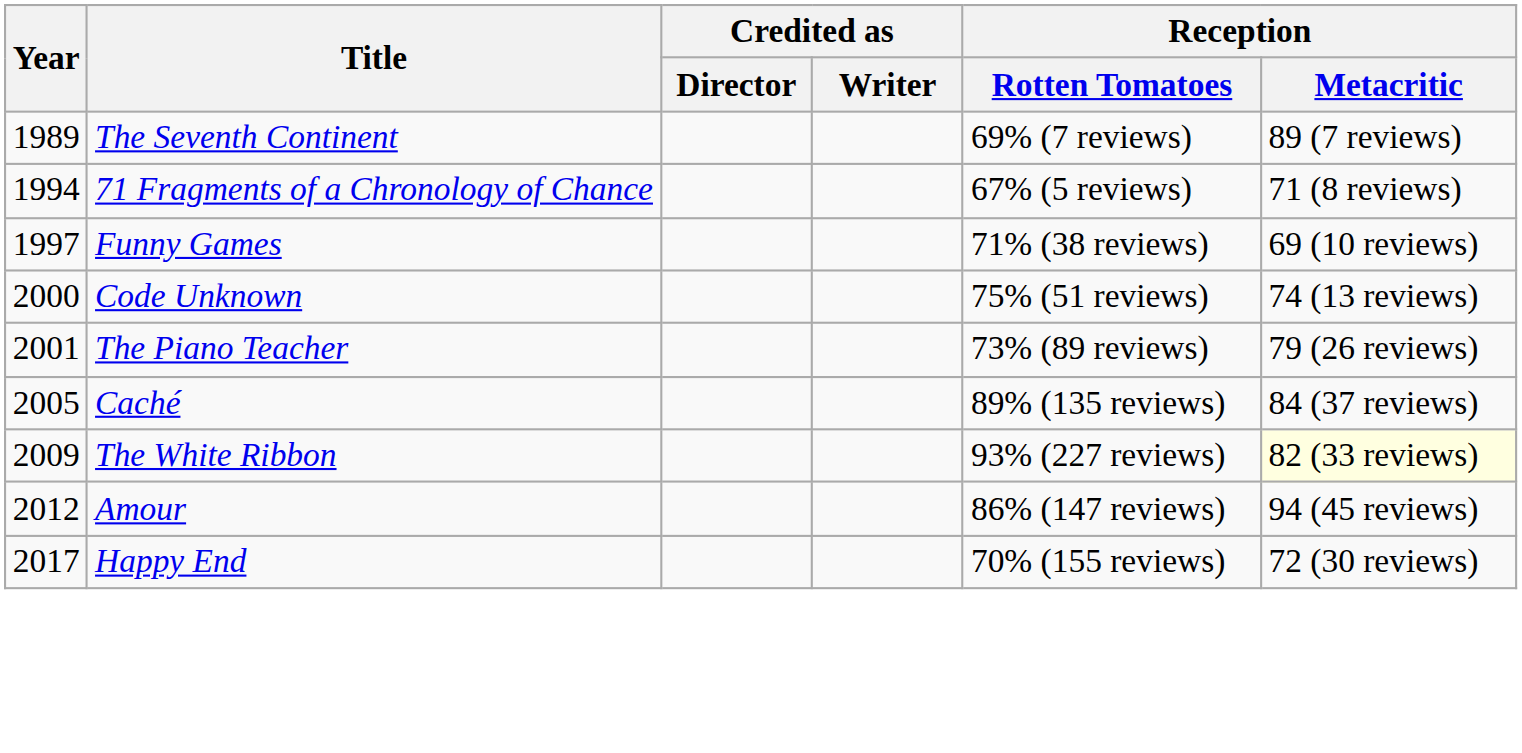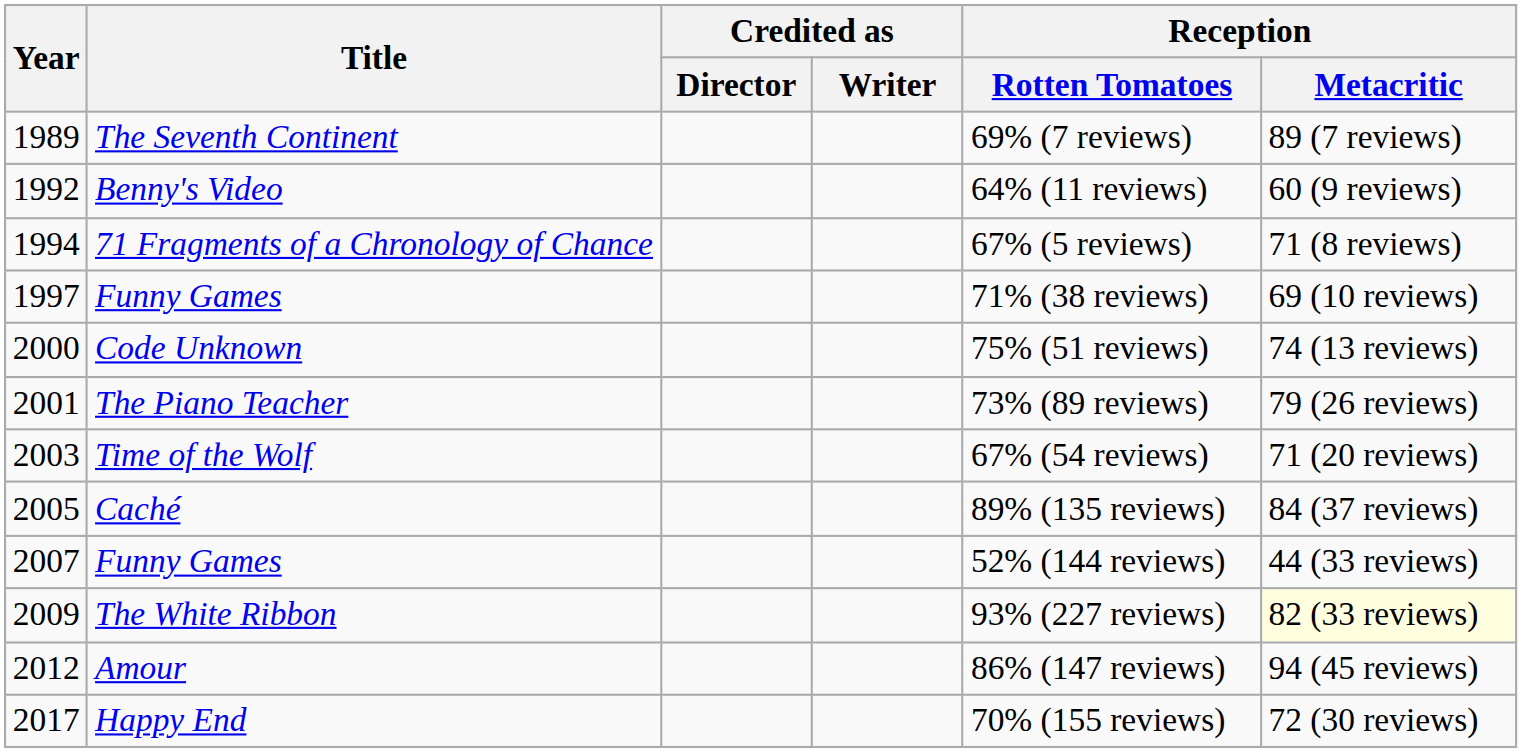+ row: (46, 190)
+ row: (46, 455)
+ row: (46, 561)
